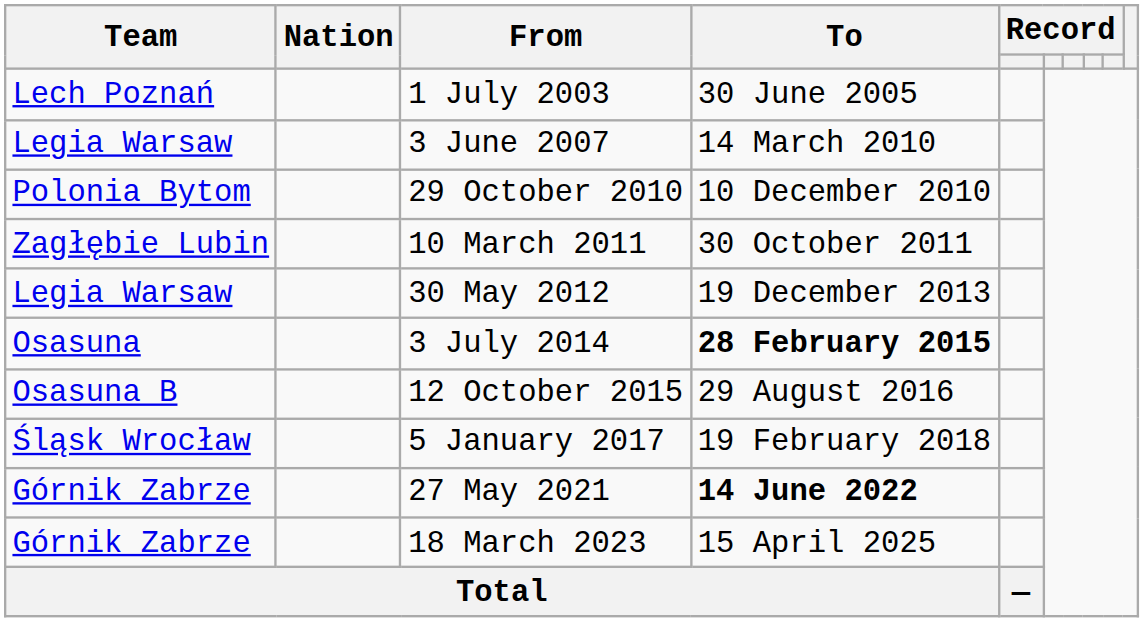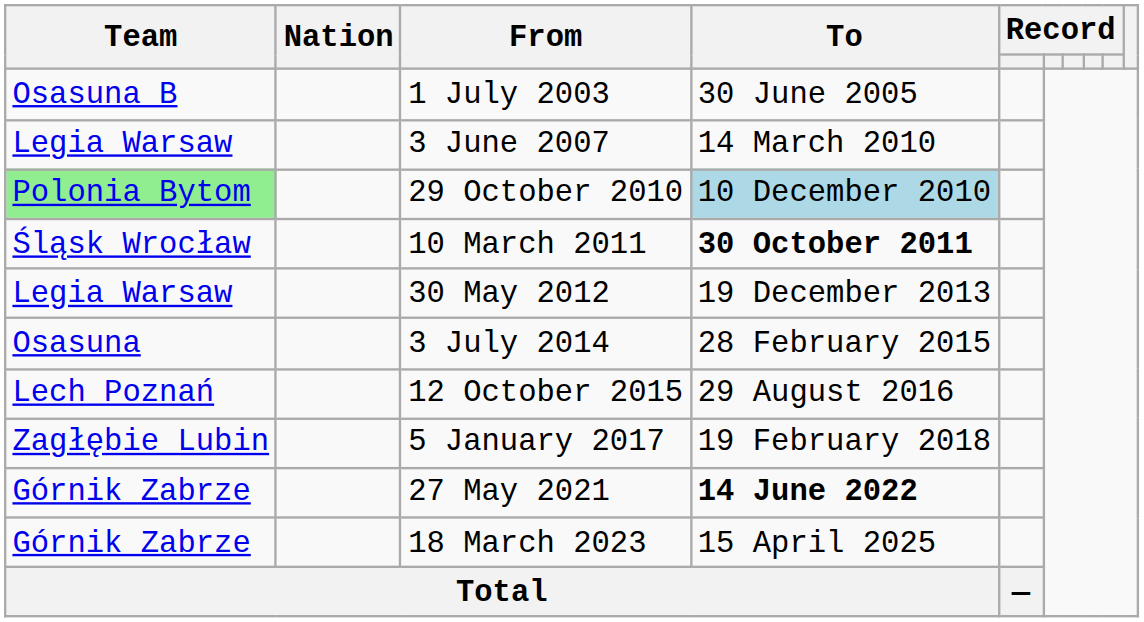(113, 94) Lech Poznań -> (95, 94) Osasuna B
(132, 194) no background -> (132, 194) lightgreen background
(844, 194) no background -> (844, 194) lightblue background
(141, 244) Zagłębie Lubin -> (132, 244) Śląsk Wrocław
(835, 244) normal -> (835, 244) bold
(844, 343) bold -> (844, 343) normal
(95, 393) Osasuna B -> (113, 393) Lech Poznań
(132, 443) Śląsk Wrocław -> (141, 443) Zagłębie Lubin
